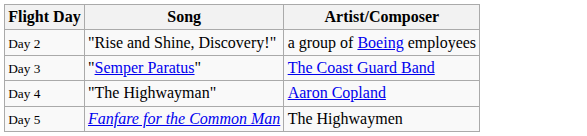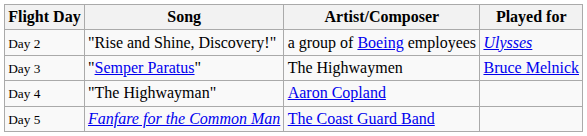+ column: (531, 17)
(361, 67) The Coast Guard Band -> (345, 67) The Highwaymen
(345, 118) The Highwaymen -> (361, 118) The Coast Guard Band
